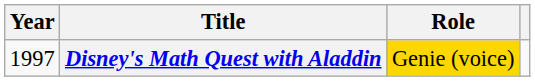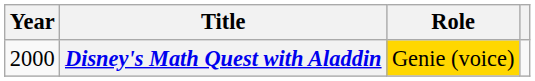(32, 57) 1997 -> (32, 57) 2000
